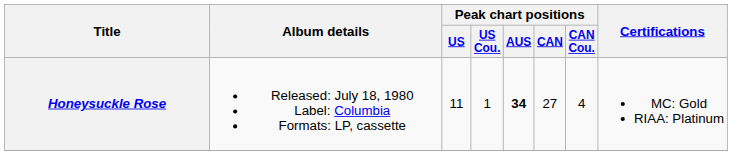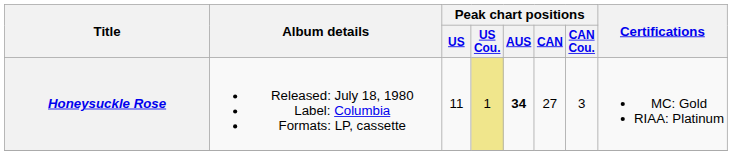(487, 103) no background -> (487, 103) khaki background
(582, 103) 4 -> (582, 103) 3
